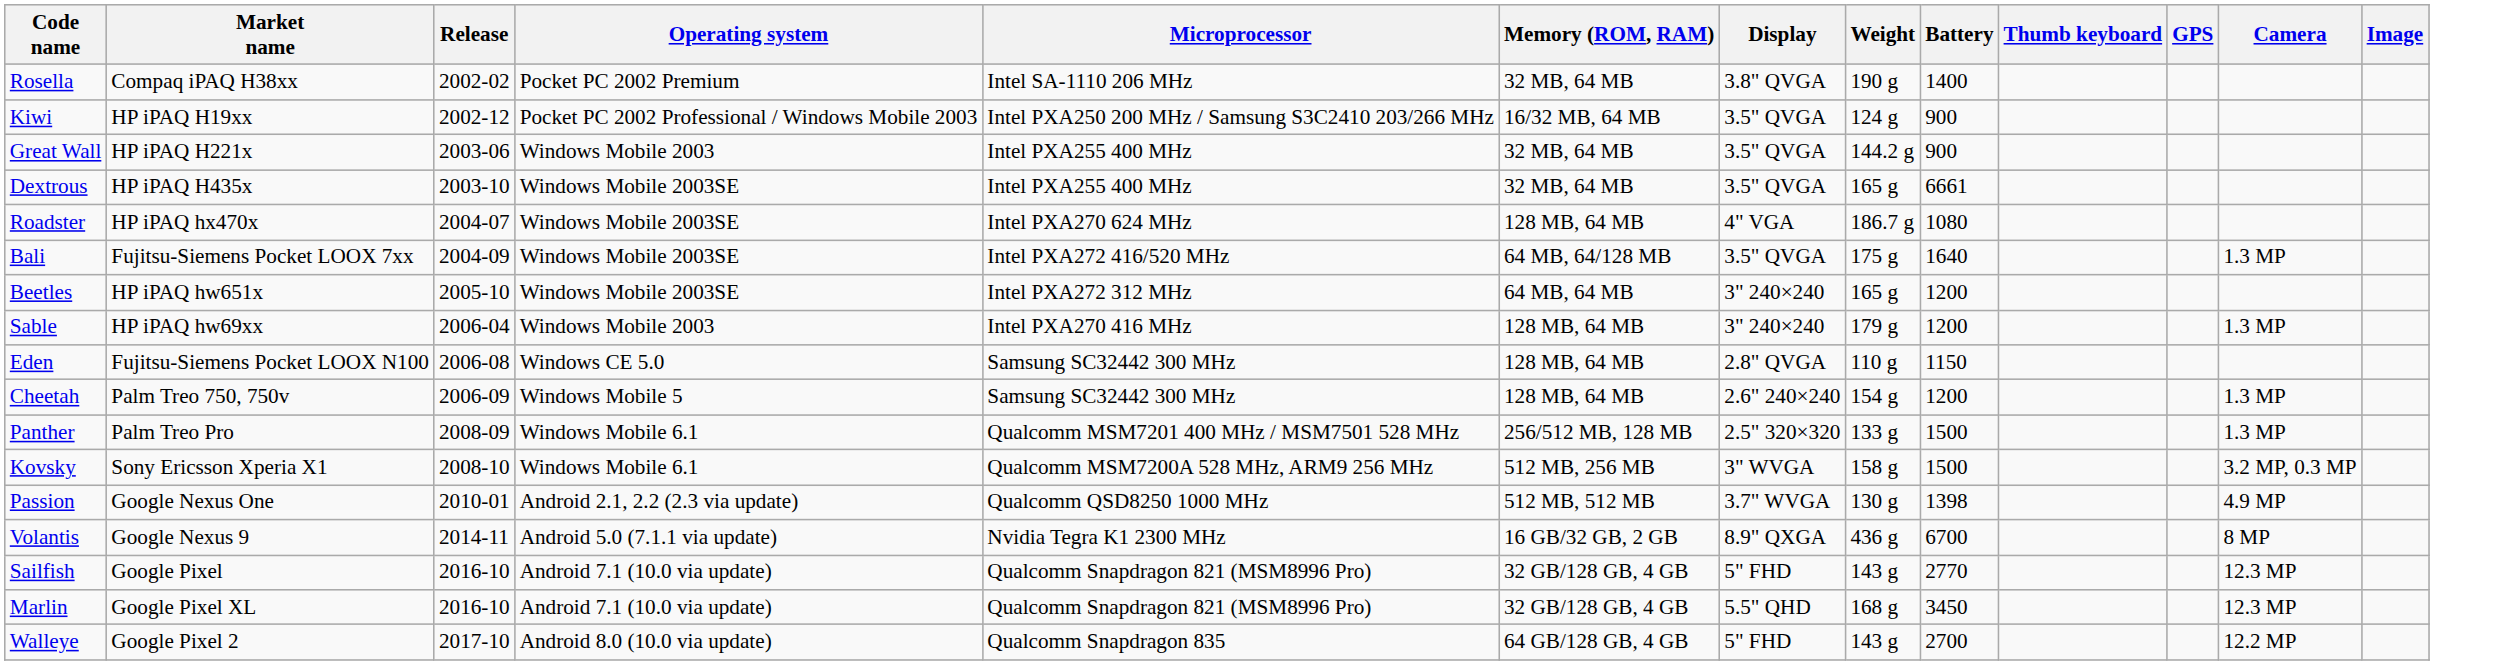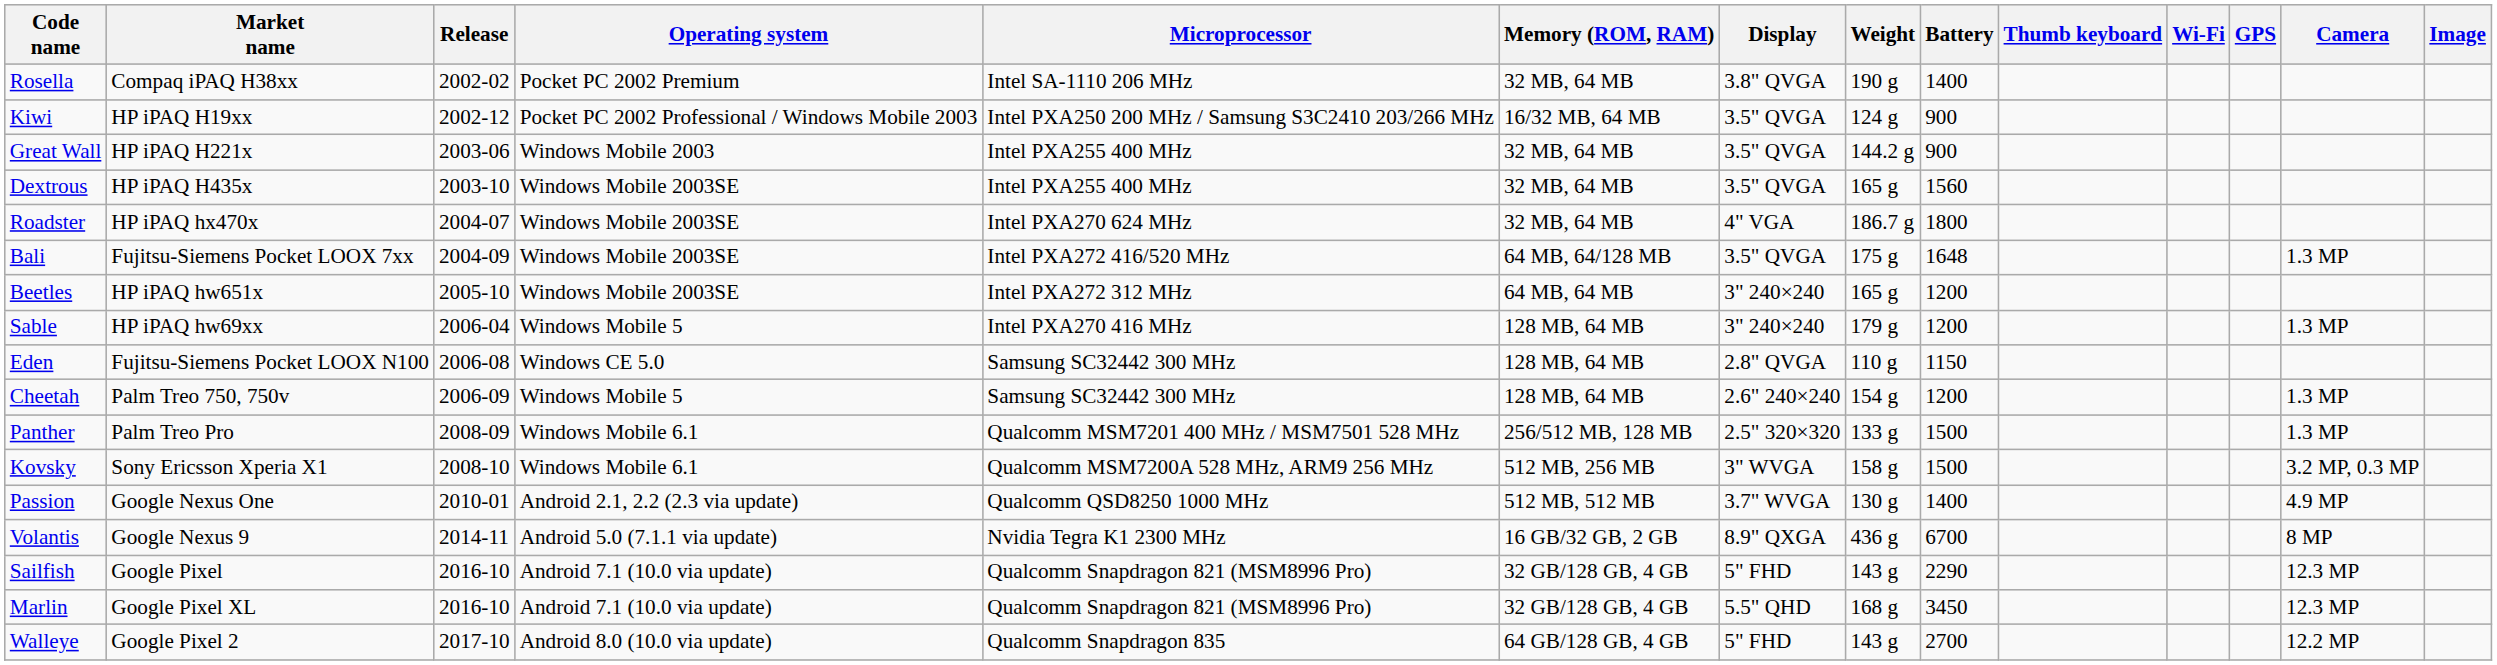+ column: (2198, 34)
(1946, 186) 6661 -> (1946, 186) 1560
(1574, 221) 128 MB, 64 MB -> (1569, 221) 32 MB, 64 MB
(1946, 221) 1080 -> (1946, 221) 1800
(1946, 256) 1640 -> (1946, 256) 1648
(617, 326) Windows Mobile 2003 -> (601, 326) Windows Mobile 5
(1946, 501) 1398 -> (1946, 501) 1400
(1946, 571) 2770 -> (1946, 571) 2290
